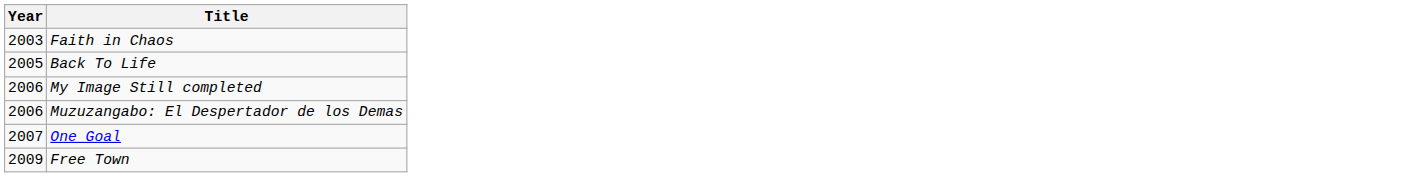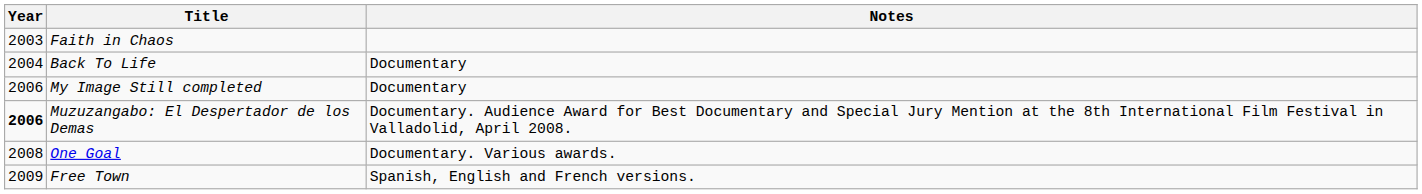+ column: (892, 17)
(26, 64) 2005 -> (26, 64) 2004
(26, 112) normal -> (26, 121) bold
(26, 136) 2007 -> (26, 153) 2008
